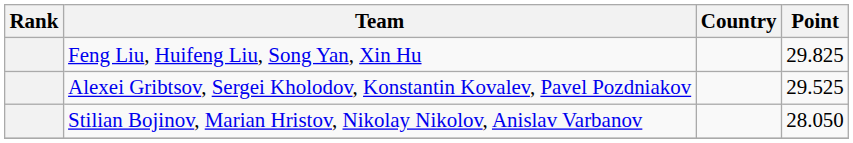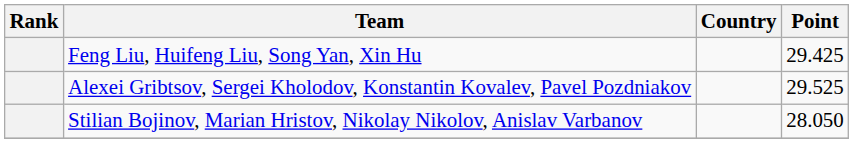(815, 54) 29.825 -> (815, 54) 29.425
